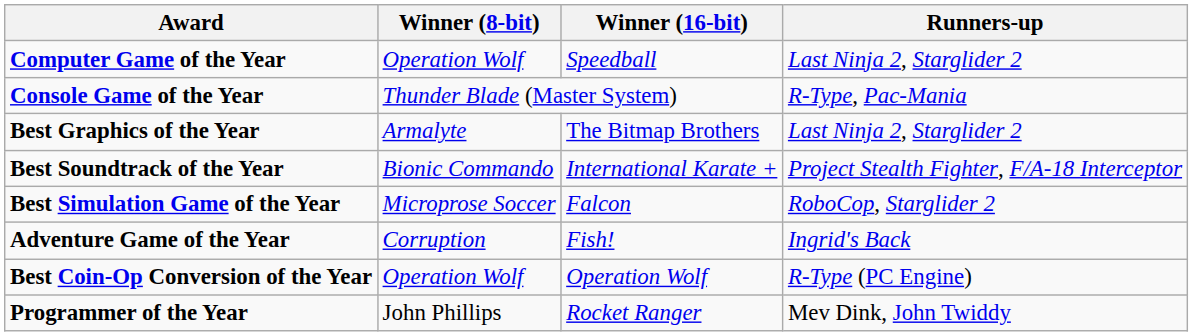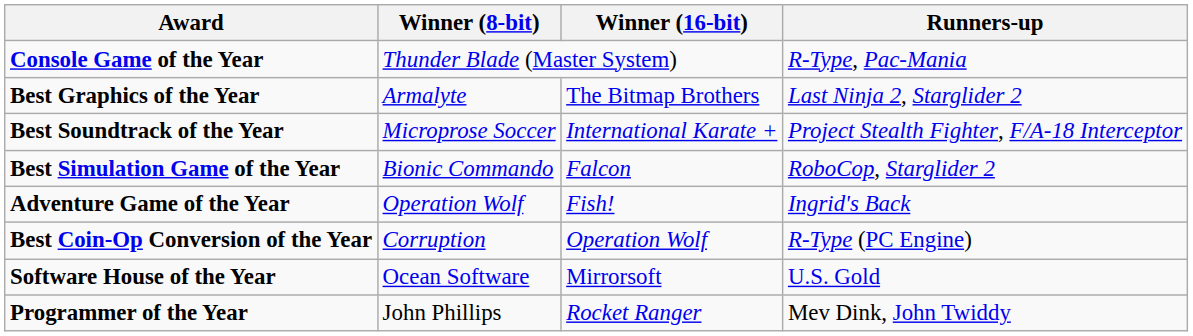- row: (148, 58)
(468, 167) Bionic Commando -> (469, 131) Microprose Soccer
(469, 204) Microprose Soccer -> (468, 167) Bionic Commando
(434, 240) Corruption -> (453, 204) Operation Wolf
(453, 276) Operation Wolf -> (434, 240) Corruption
+ row: (143, 276)
